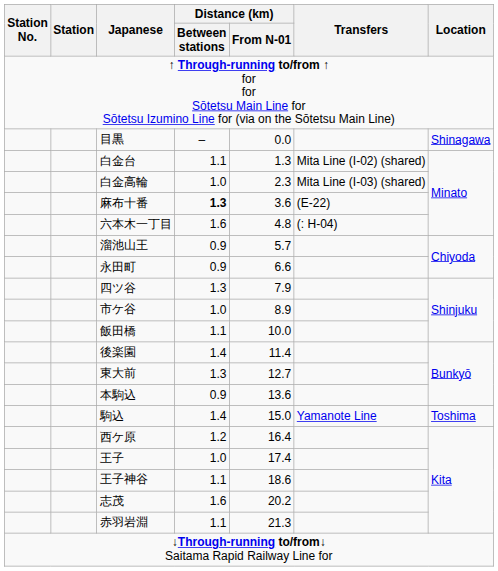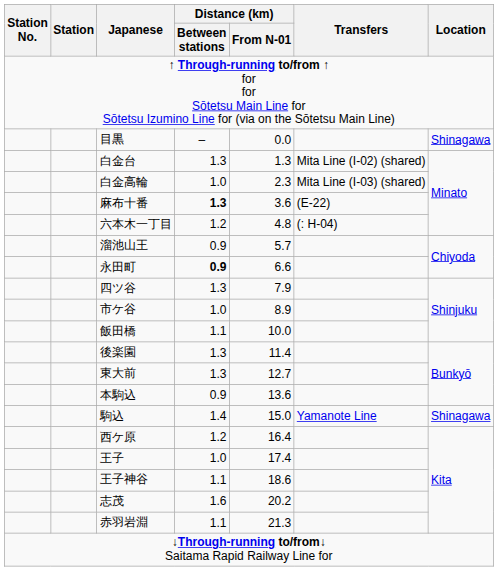(218, 161) 1.1 -> (218, 161) 1.3
(218, 224) 1.6 -> (218, 224) 1.2
(218, 267) normal -> (218, 267) bold
(218, 352) 1.4 -> (218, 352) 1.3
(453, 416) Toshima -> (461, 416) Shinagawa
